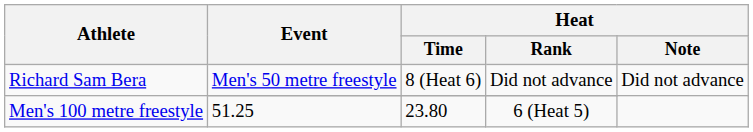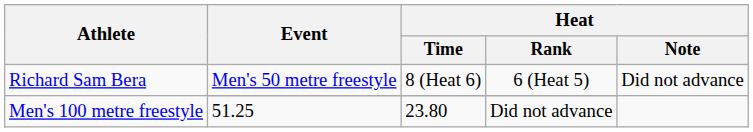(551, 80) Did not advance -> (551, 80) 6 (Heat 5)
(551, 111) 6 (Heat 5) -> (551, 111) Did not advance
